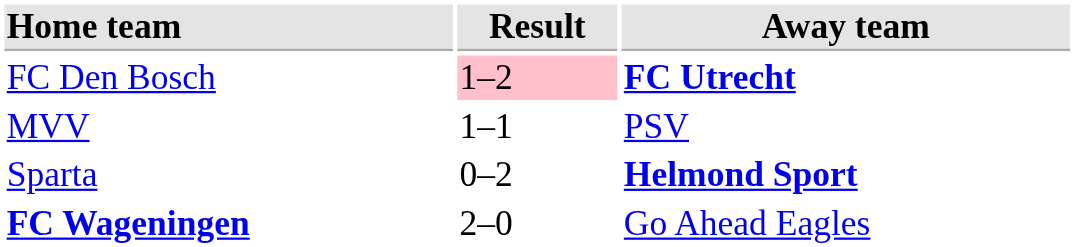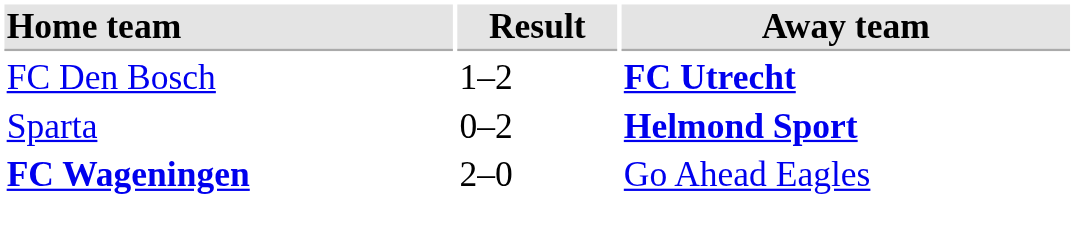(486, 77) pink background -> (486, 77) no background
- row: (48, 125)
